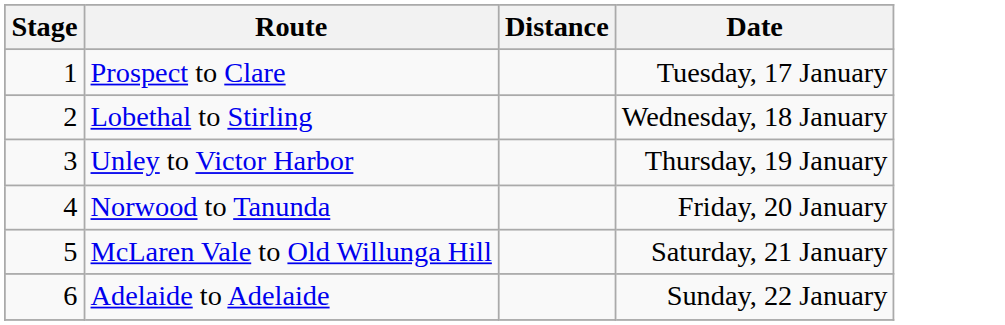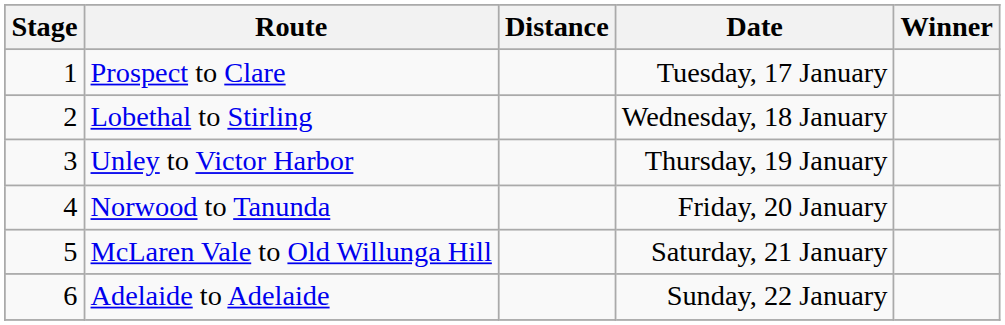+ column: (947, 26)
